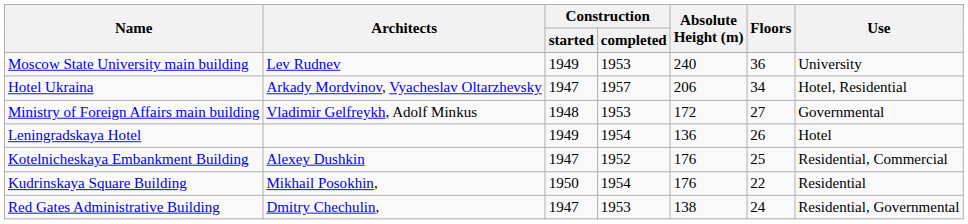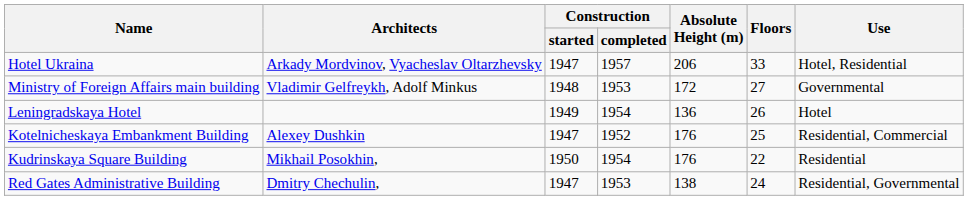- row: (128, 64)
(758, 87) 34 -> (758, 64) 33
